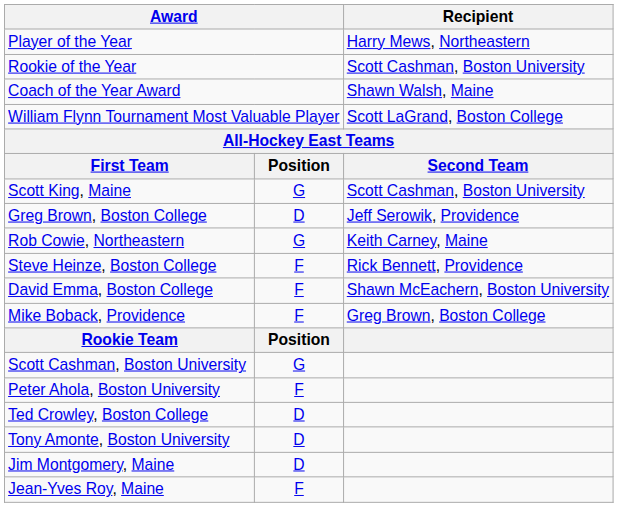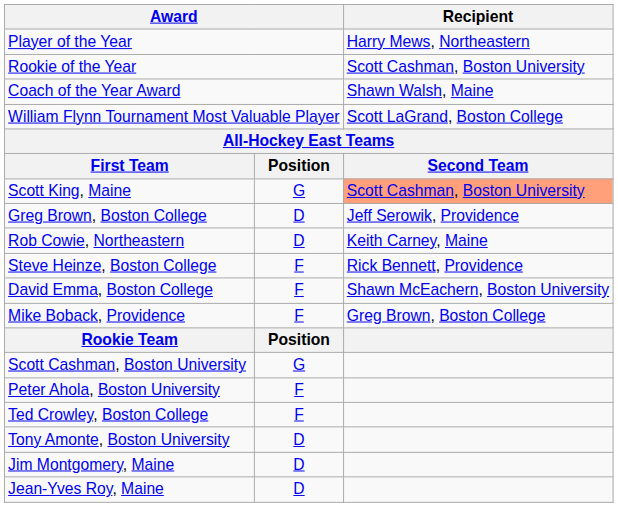(466, 191) no background -> (466, 191) lightsalmon background
(299, 240) G -> (299, 240) D
(299, 414) D -> (299, 414) F
(299, 489) F -> (299, 489) D
